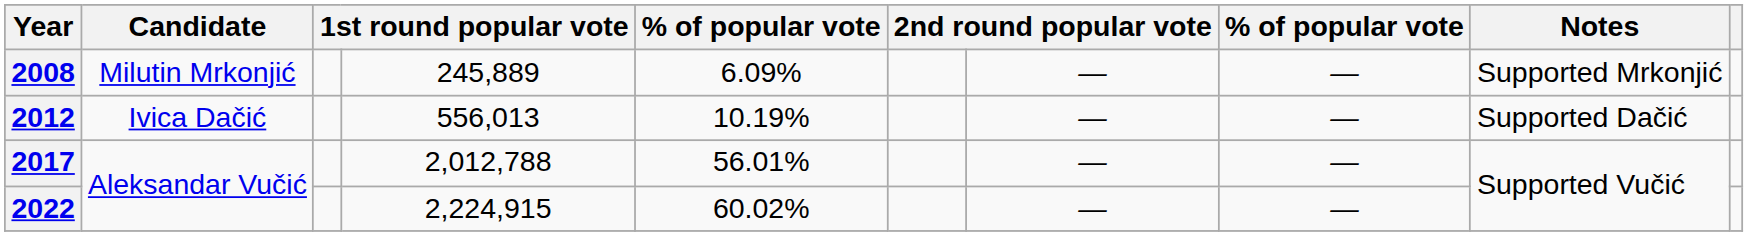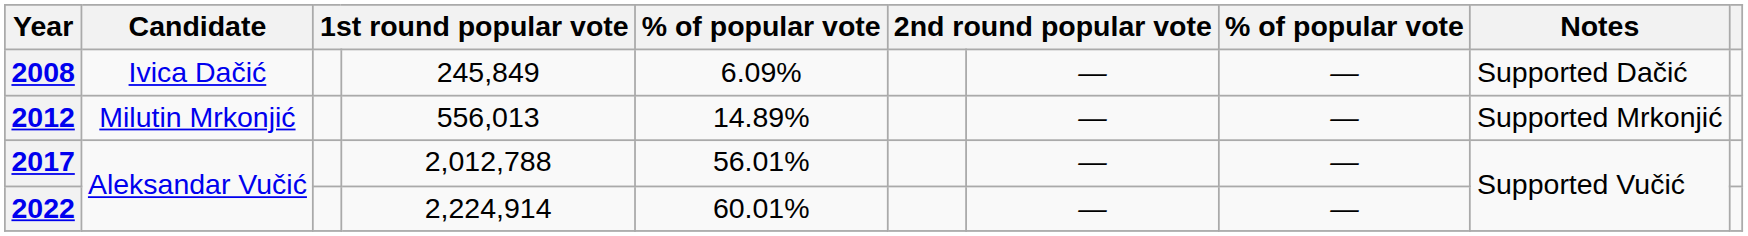(197, 72) Milutin Mrkonjić -> (197, 72) Ivica Dačić
(488, 72) 245,889 -> (488, 72) 245,849
(1600, 72) Supported Mrkonjić -> (1582, 72) Supported Dačić
(197, 117) Ivica Dačić -> (197, 117) Milutin Mrkonjić
(761, 117) 10.19% -> (761, 117) 14.89%
(1582, 117) Supported Dačić -> (1600, 117) Supported Mrkonjić
(488, 207) 2,224,915 -> (488, 207) 2,224,914
(761, 207) 60.02% -> (761, 207) 60.01%
